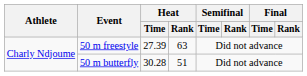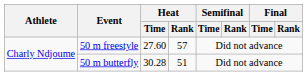(155, 46) 27.39 -> (155, 46) 27.60
(182, 46) 63 -> (182, 46) 57
